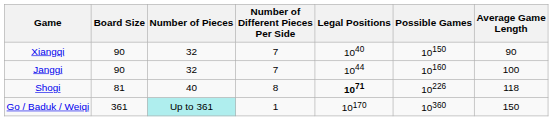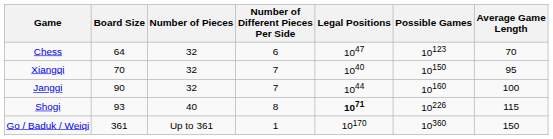+ row: (48, 51)
(119, 51) 90 -> (119, 70) 70
(511, 51) 90 -> (511, 70) 95
(119, 88) 81 -> (119, 107) 93
(511, 88) 118 -> (511, 107) 115
(191, 107) paleturquoise background -> (191, 125) no background
